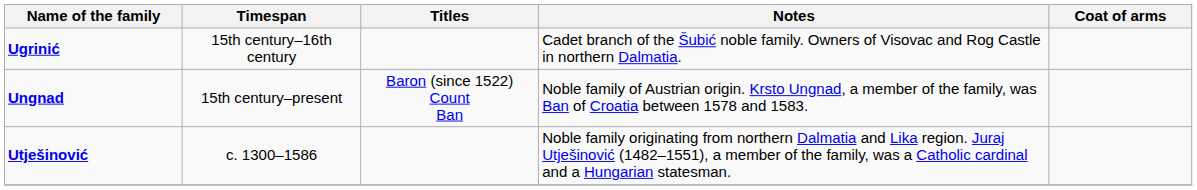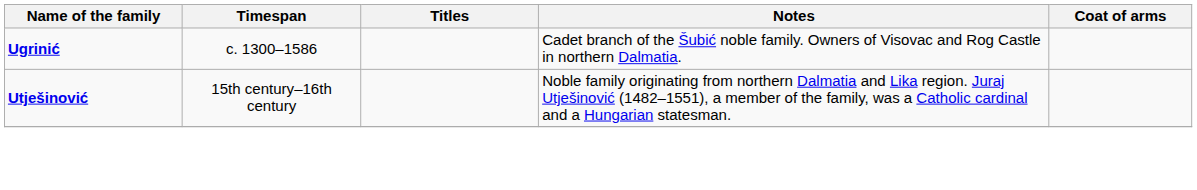(272, 48) 15th century–16th century -> (272, 48) c. 1300–1586
- row: (36, 97)
(272, 155) c. 1300–1586 -> (272, 97) 15th century–16th century
